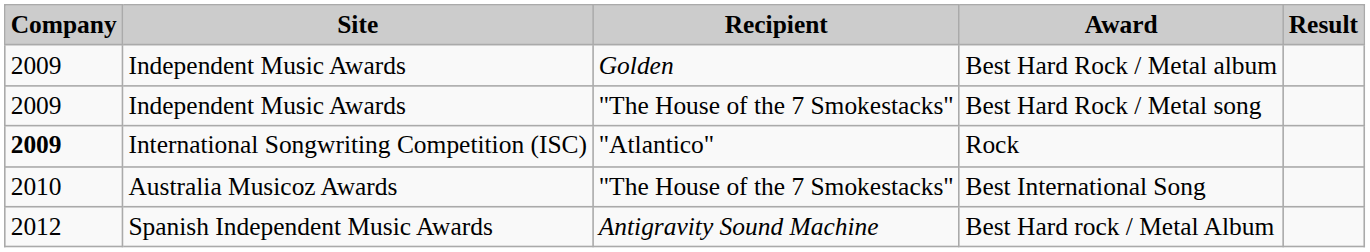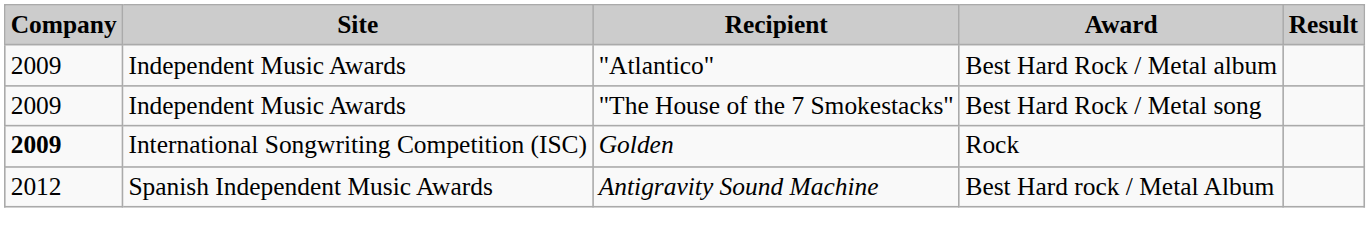(636, 65) Golden -> (656, 65) "Atlantico"
(656, 145) "Atlantico" -> (636, 145) Golden
- row: (1086, 186)
